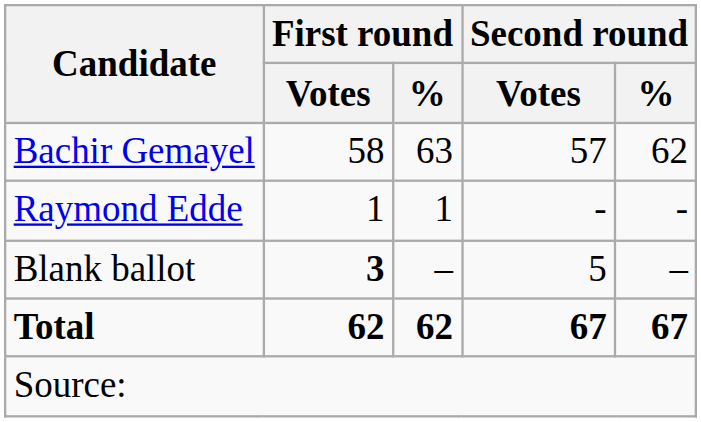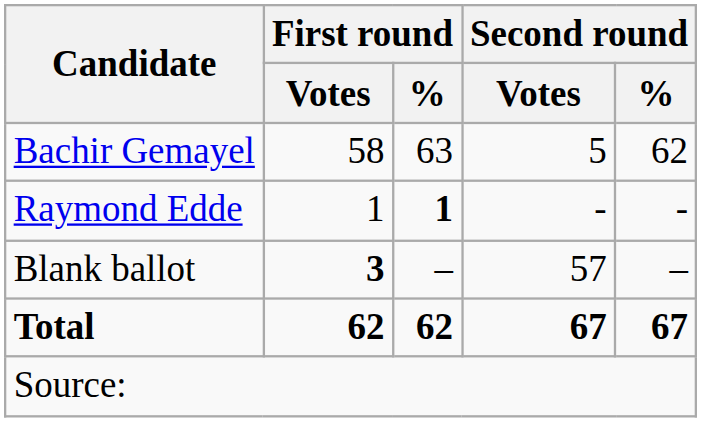(588, 151) 57 -> (597, 151) 5
(444, 209) normal -> (444, 209) bold
(597, 268) 5 -> (588, 268) 57
